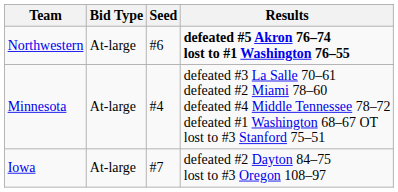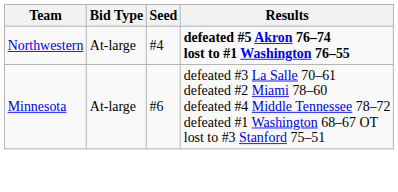(156, 45) #6 -> (156, 45) #4
(156, 106) #4 -> (156, 106) #6
- row: (22, 167)
